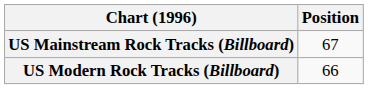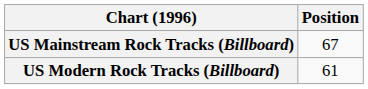(330, 70) 66 -> (330, 70) 61
